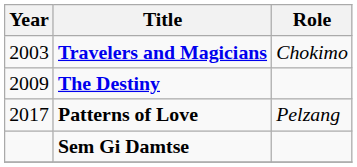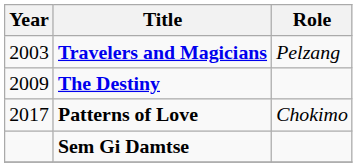(312, 51) Chokimo -> (308, 51) Pelzang
(308, 114) Pelzang -> (312, 114) Chokimo
